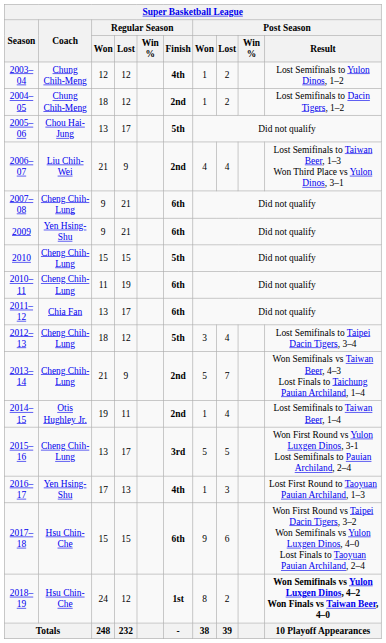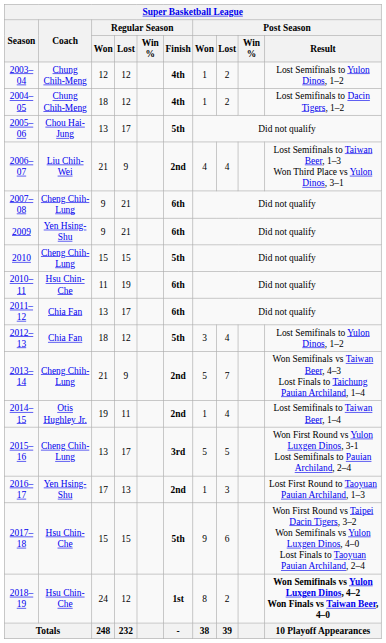(178, 102) 2nd -> (178, 102) 4th
(65, 285) Cheng Chih-Lung -> (65, 285) Hsu Chin-Che
(65, 338) Cheng Chih-Lung -> (65, 338) Chia Fan
(323, 338) Lost Semifinals to Taipei Dacin Tigers, 3–4 -> (323, 338) Lost Semifinals to Yulon Dinos, 1–2
(178, 489) 4th -> (178, 489) 2nd
(178, 538) 6th -> (178, 538) 5th
